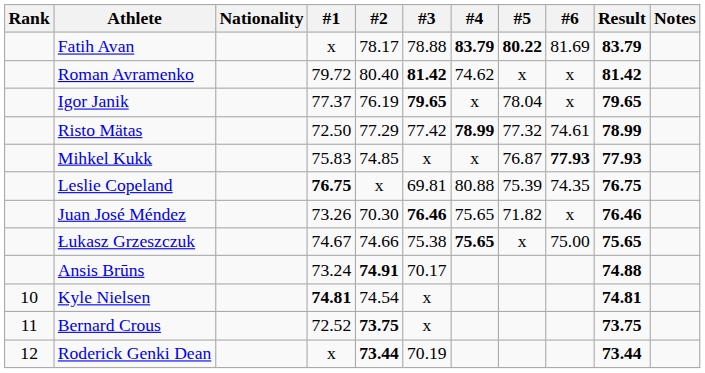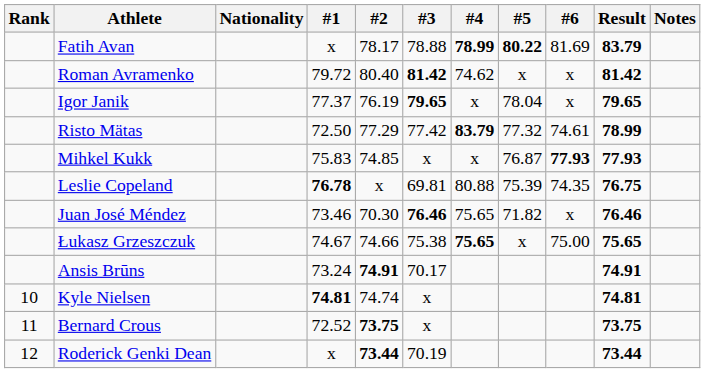(475, 46) 83.79 -> (475, 46) 78.99
(475, 130) 78.99 -> (475, 130) 83.79
(331, 185) 76.75 -> (331, 185) 76.78
(331, 213) 73.26 -> (331, 213) 73.46
(622, 269) 74.88 -> (622, 269) 74.91
(379, 297) 74.54 -> (379, 297) 74.74
